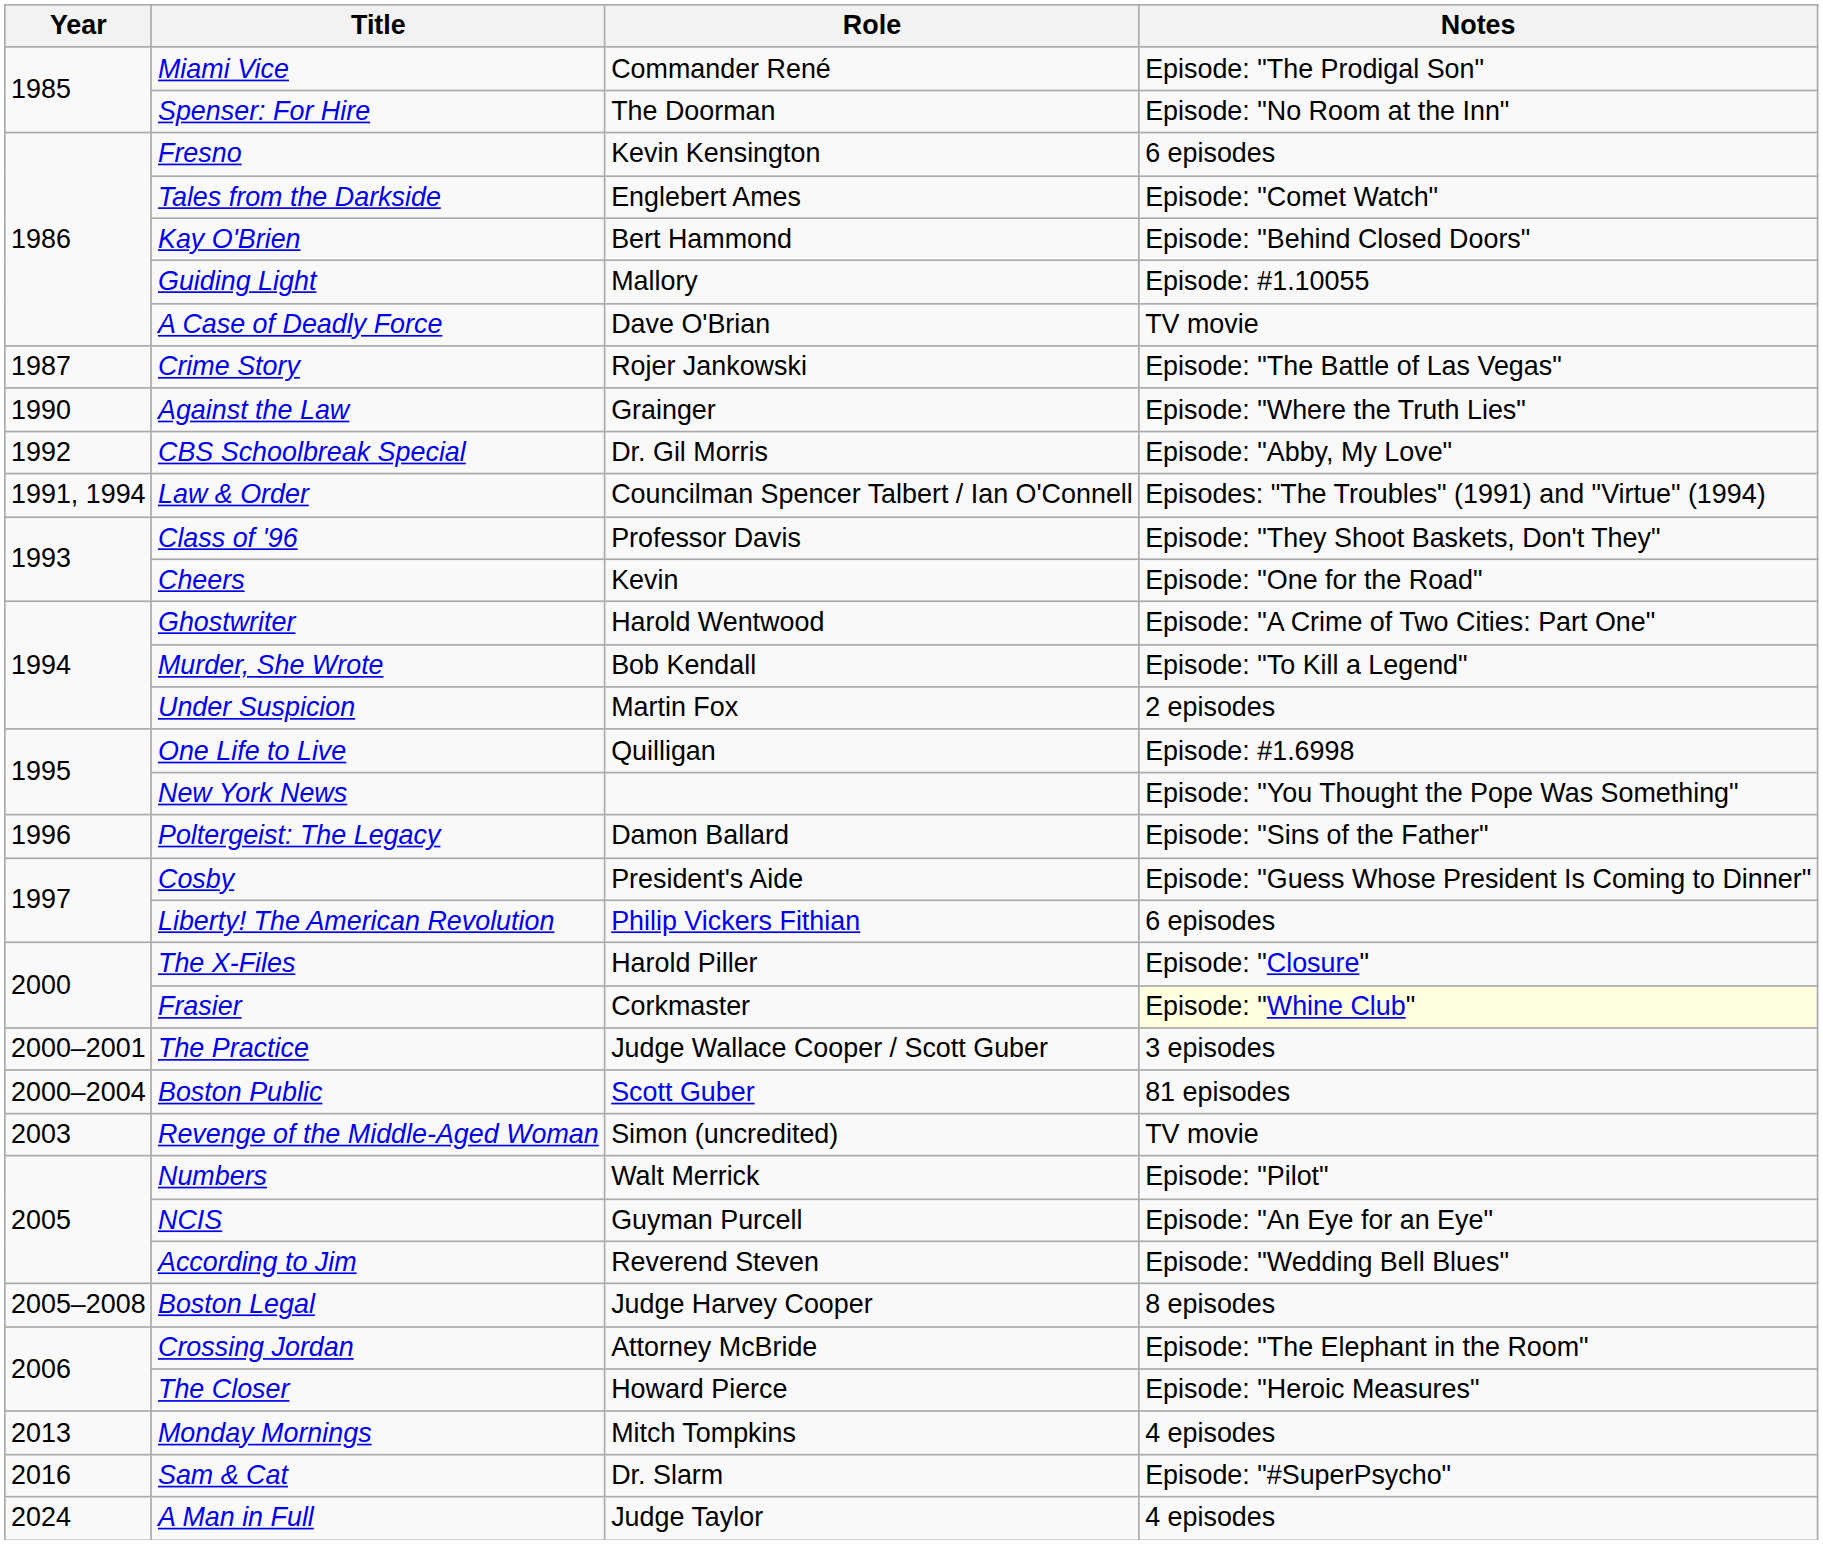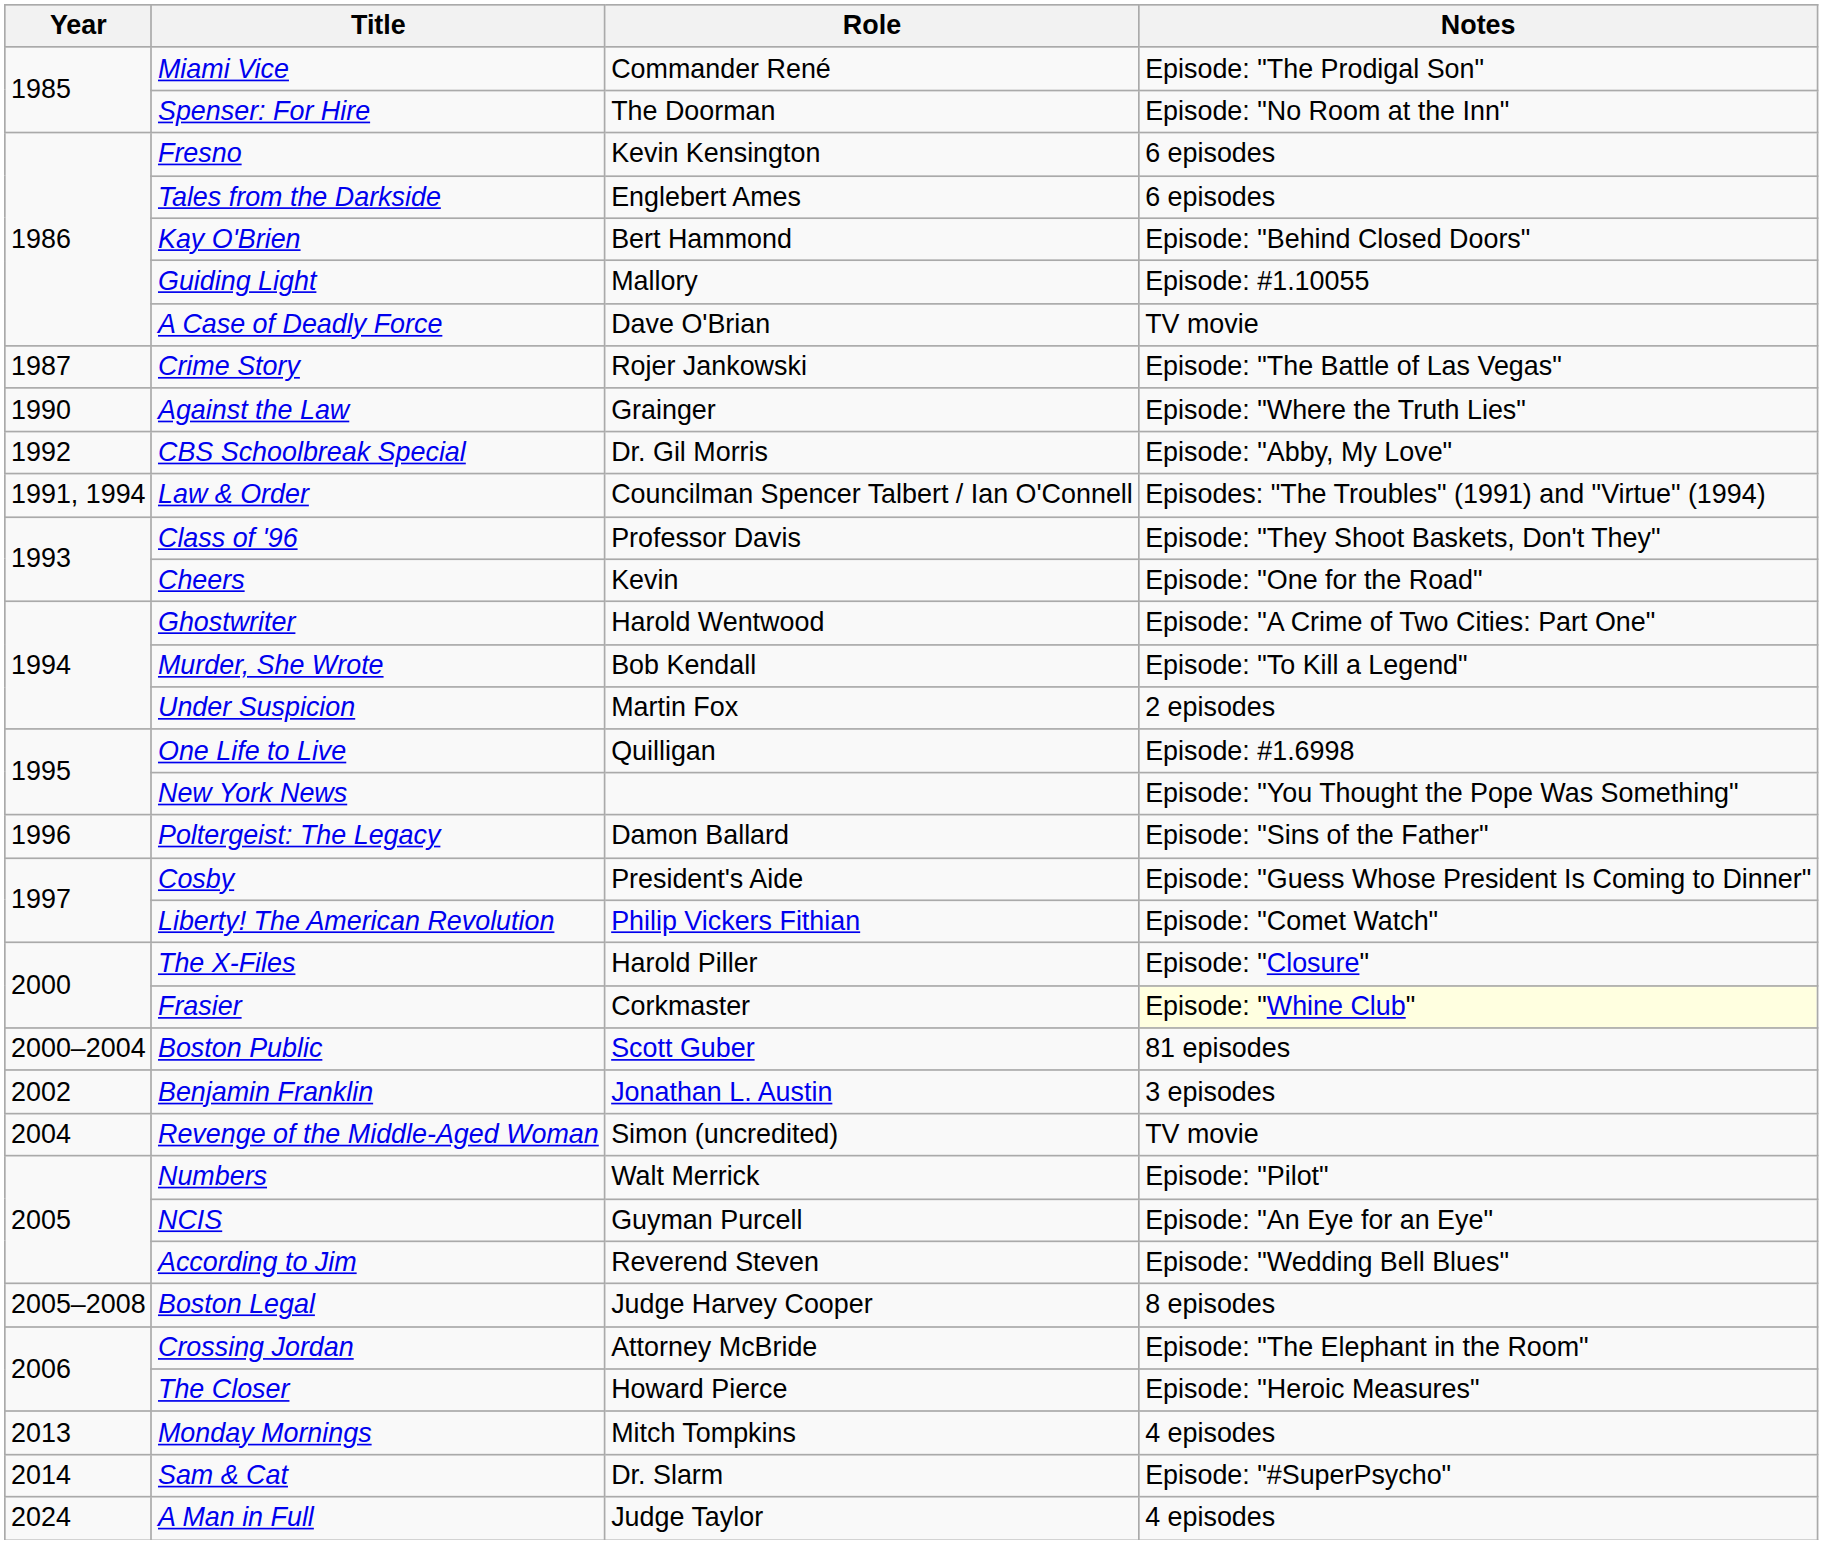(1292, 196) Episode: "Comet Watch" -> (1210, 196) 6 episodes
(1210, 921) 6 episodes -> (1292, 921) Episode: "Comet Watch"
- row: (233, 1048)
+ row: (266, 1091)
(41, 1134) 2003 -> (41, 1134) 2004
(41, 1475) 2016 -> (41, 1475) 2014
